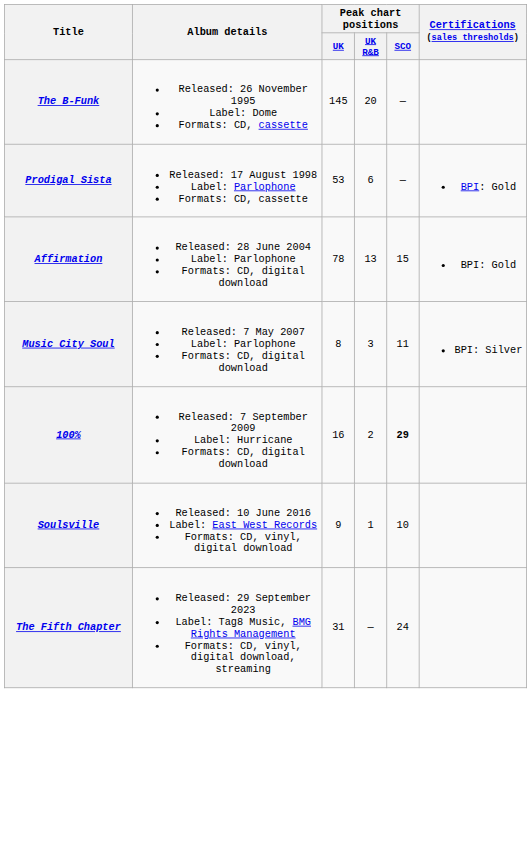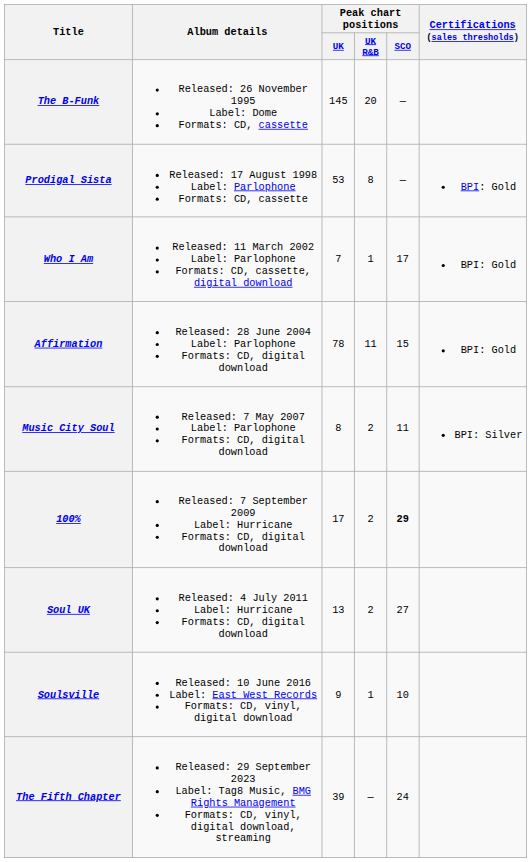(371, 181) 6 -> (371, 181) 8
+ row: (68, 259)
(371, 259) 13 -> (371, 344) 11
(371, 344) 3 -> (371, 429) 2
(338, 435) 16 -> (338, 519) 17
+ row: (68, 610)
(338, 628) 31 -> (338, 797) 39
